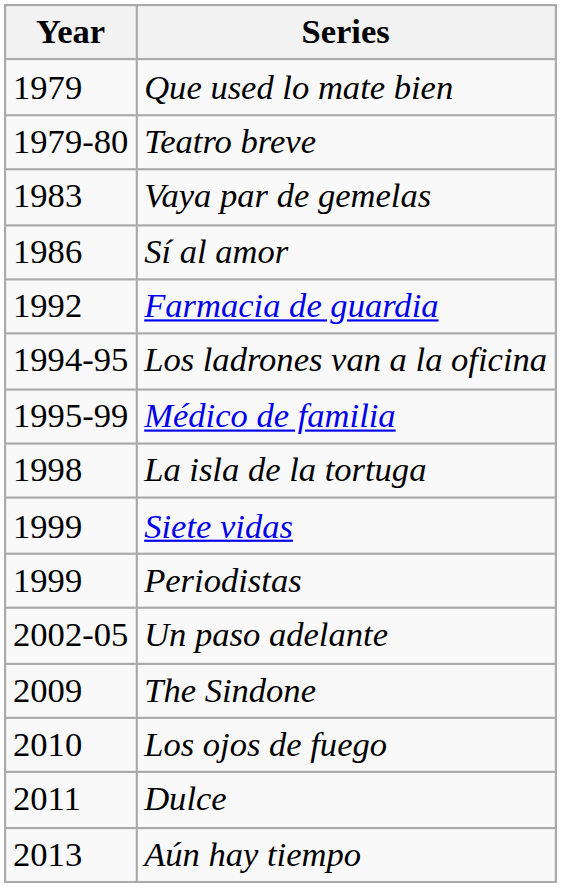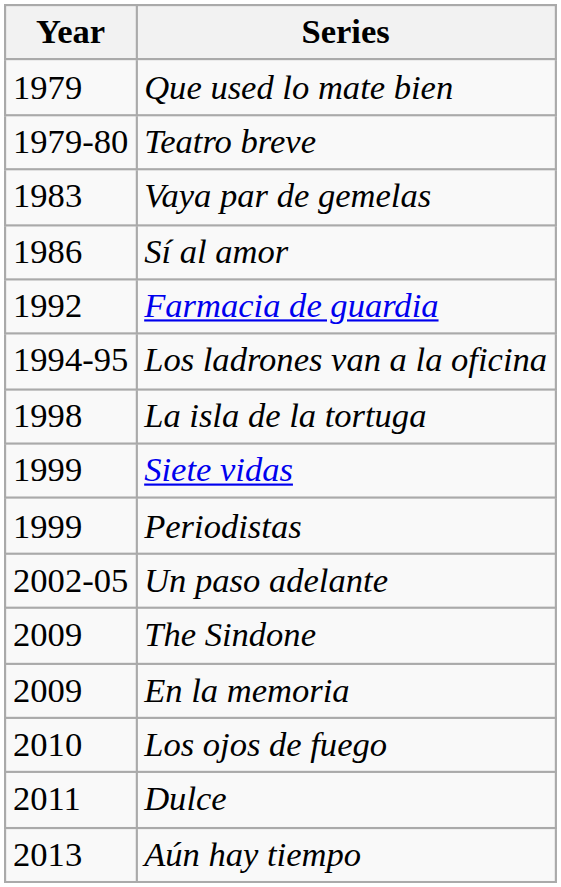- row: (270, 415)
+ row: (247, 689)
